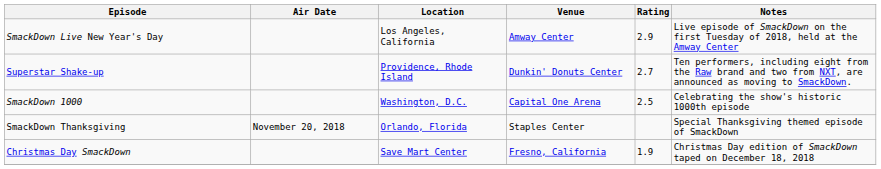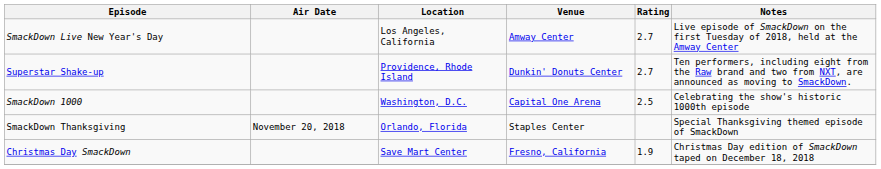(645, 37) 2.9 -> (645, 37) 2.7
